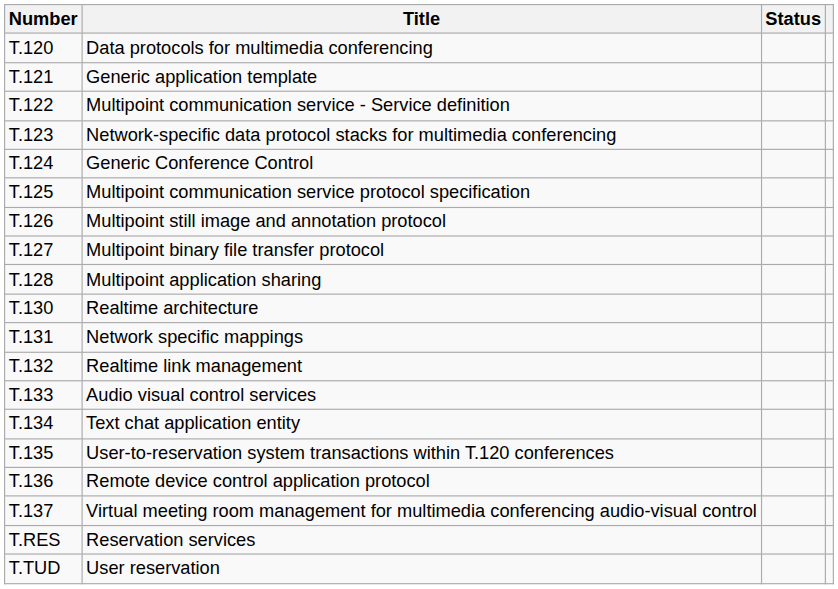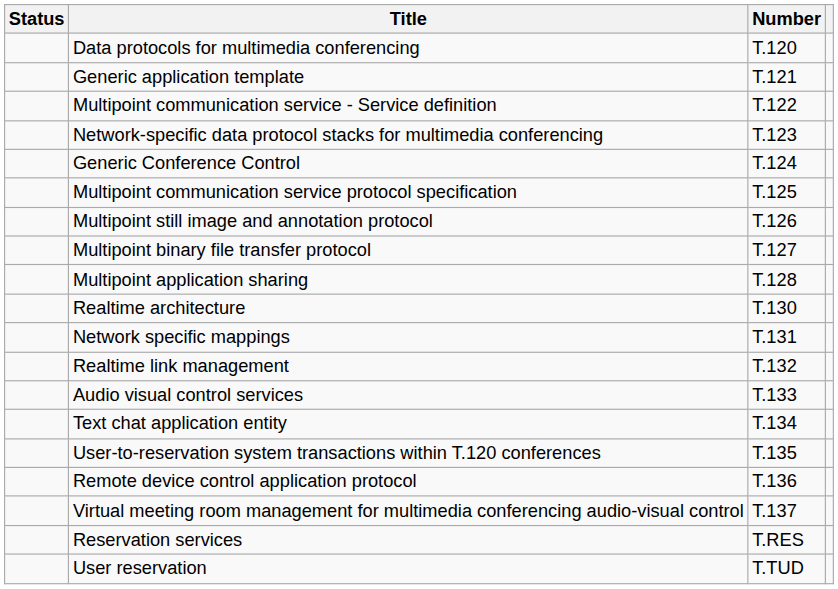columns swapped: (43, 18) <-> (793, 18)
